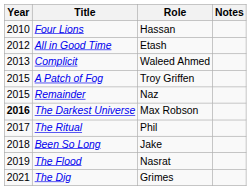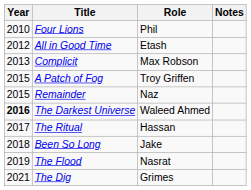(158, 29) Hassan -> (149, 29) Phil
(175, 62) Waleed Ahmed -> (169, 62) Max Robson
(169, 111) Max Robson -> (175, 111) Waleed Ahmed
(149, 128) Phil -> (158, 128) Hassan
